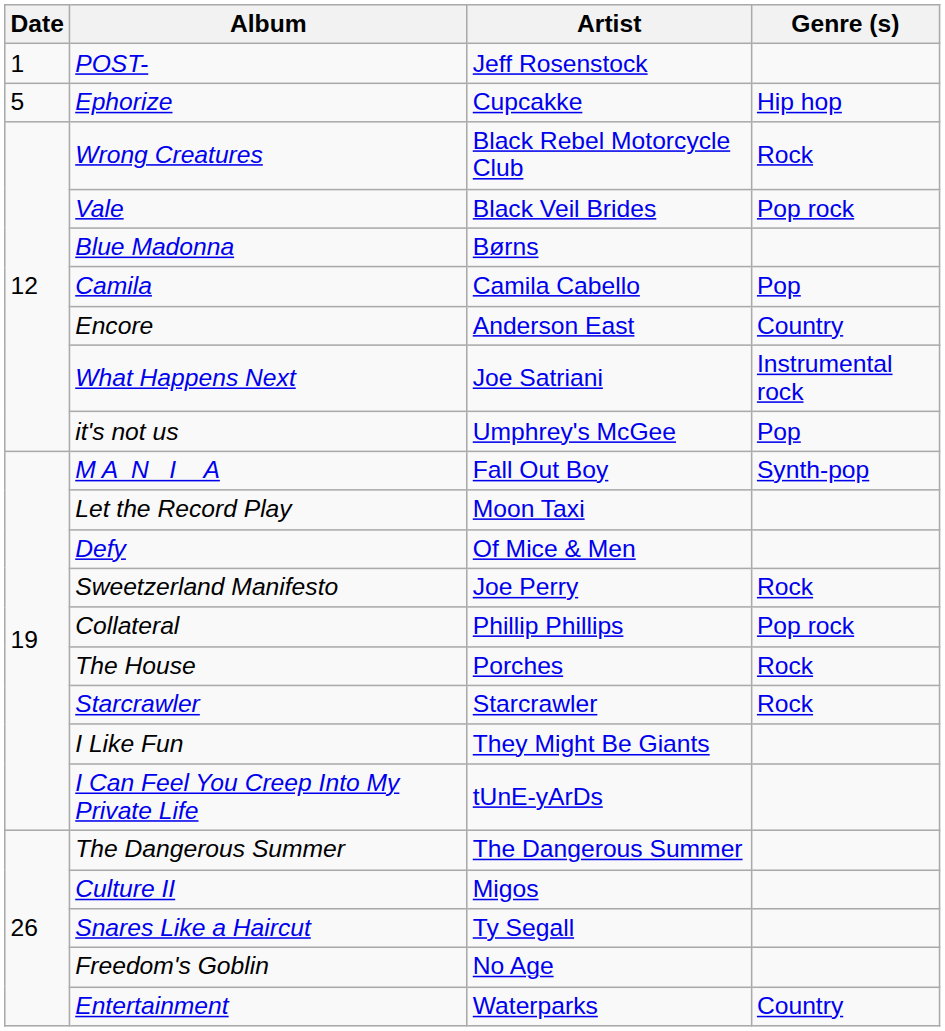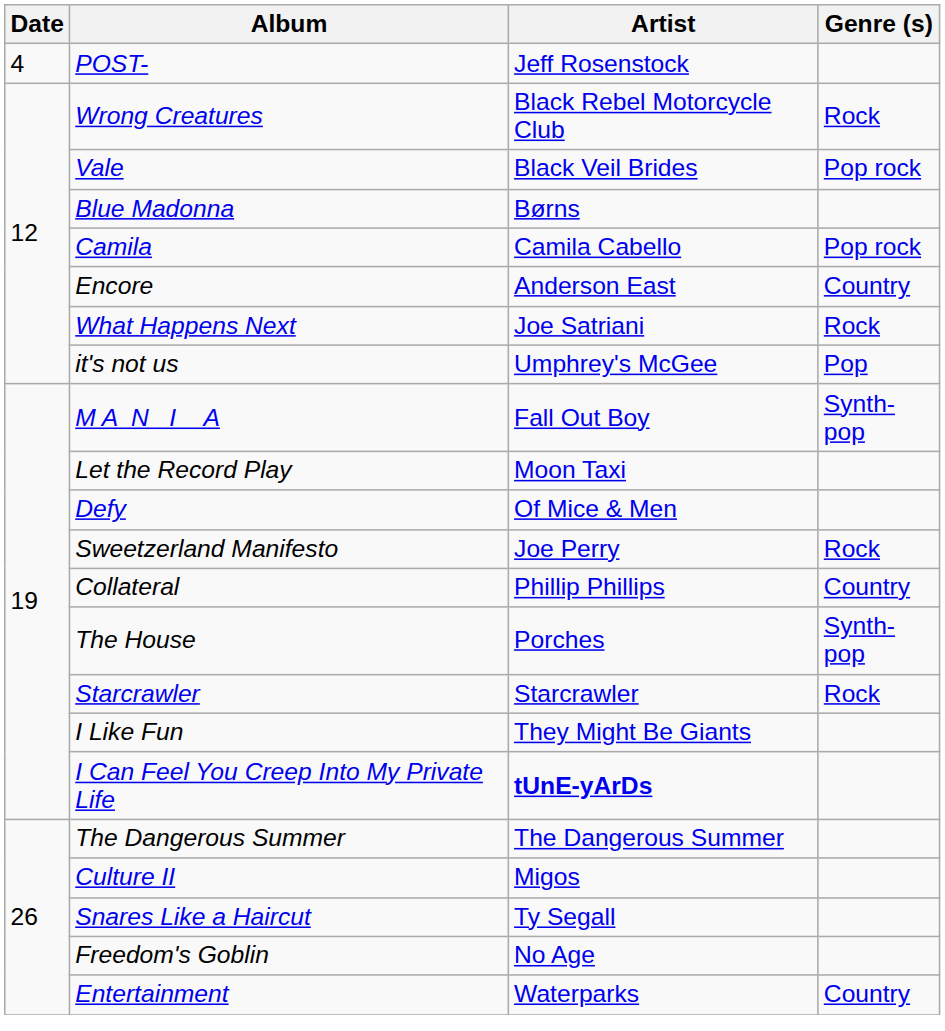(17, 63) 1 -> (17, 63) 4
- row: (124, 102)
(779, 286) Pop -> (872, 247) Pop rock
(825, 378) Instrumental rock -> (852, 325) Rock
(806, 626) Pop rock -> (867, 587) Country
(785, 665) Rock -> (859, 640) Synth-pop
(538, 796) normal -> (583, 785) bold
